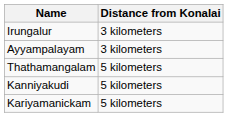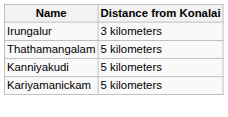- row: (46, 49)
